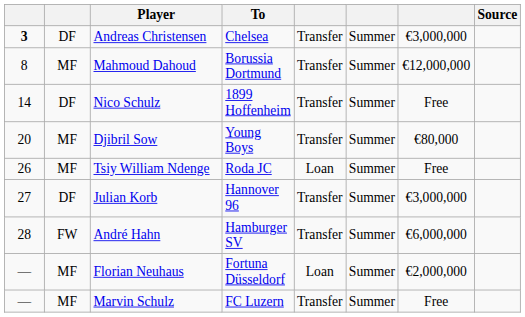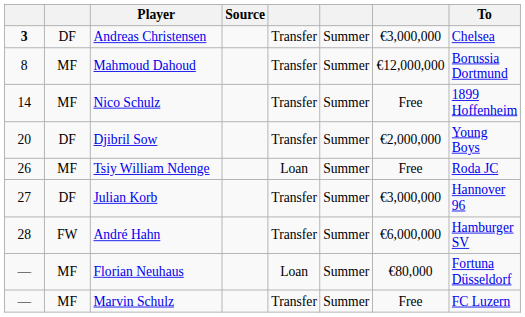columns swapped: (258, 15) <-> (497, 15)
(67, 102) DF -> (67, 102) MF
(67, 139) MF -> (67, 139) DF
(436, 139) €80,000 -> (411, 139) €2,000,000
(436, 271) €2,000,000 -> (411, 271) €80,000
